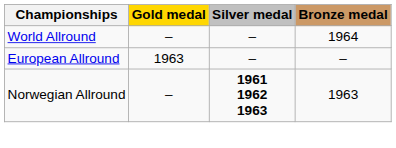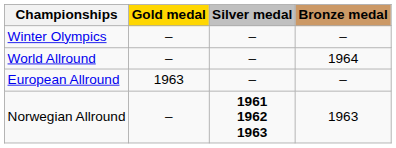+ row: (57, 36)
